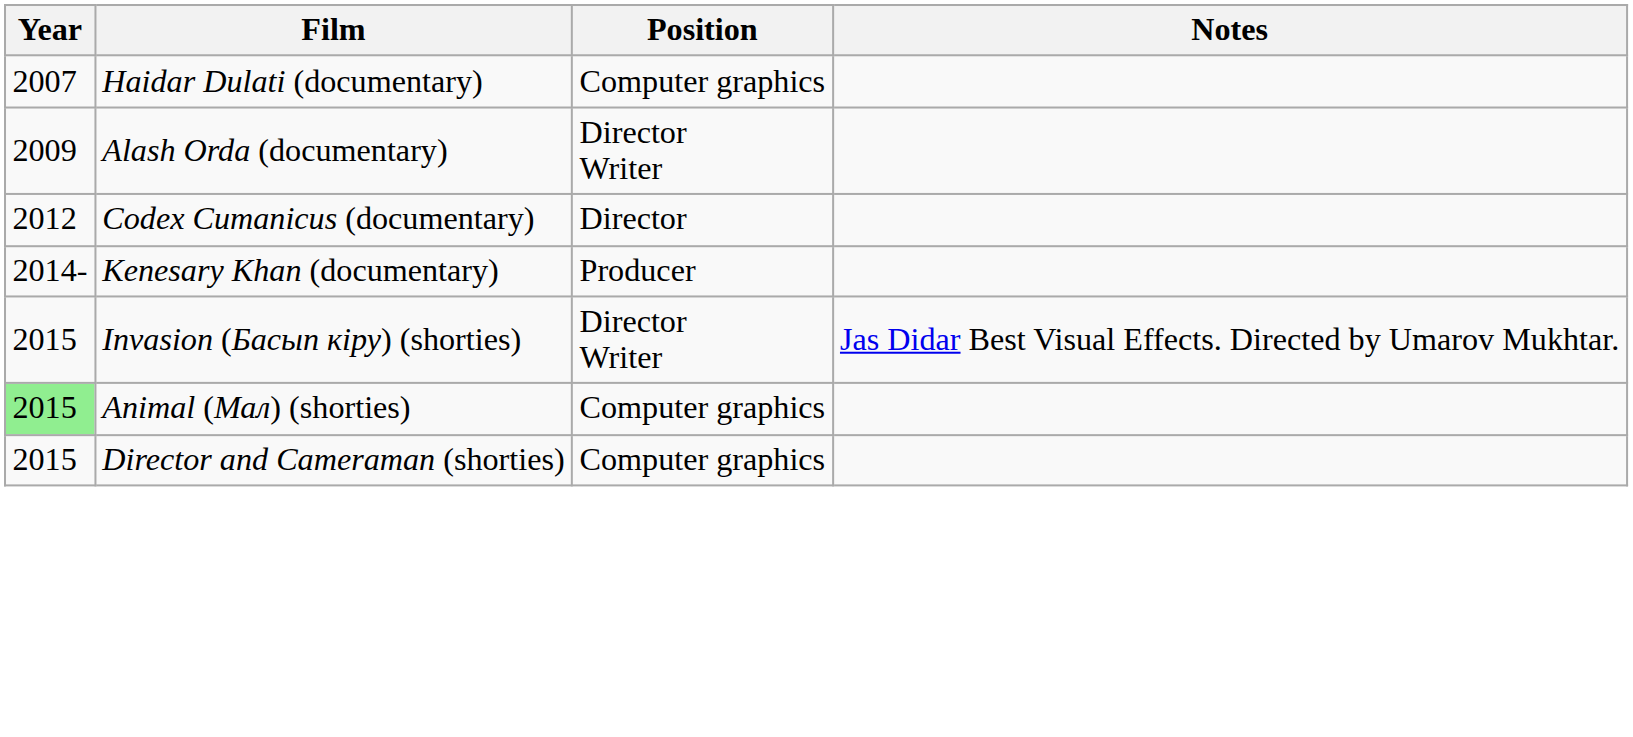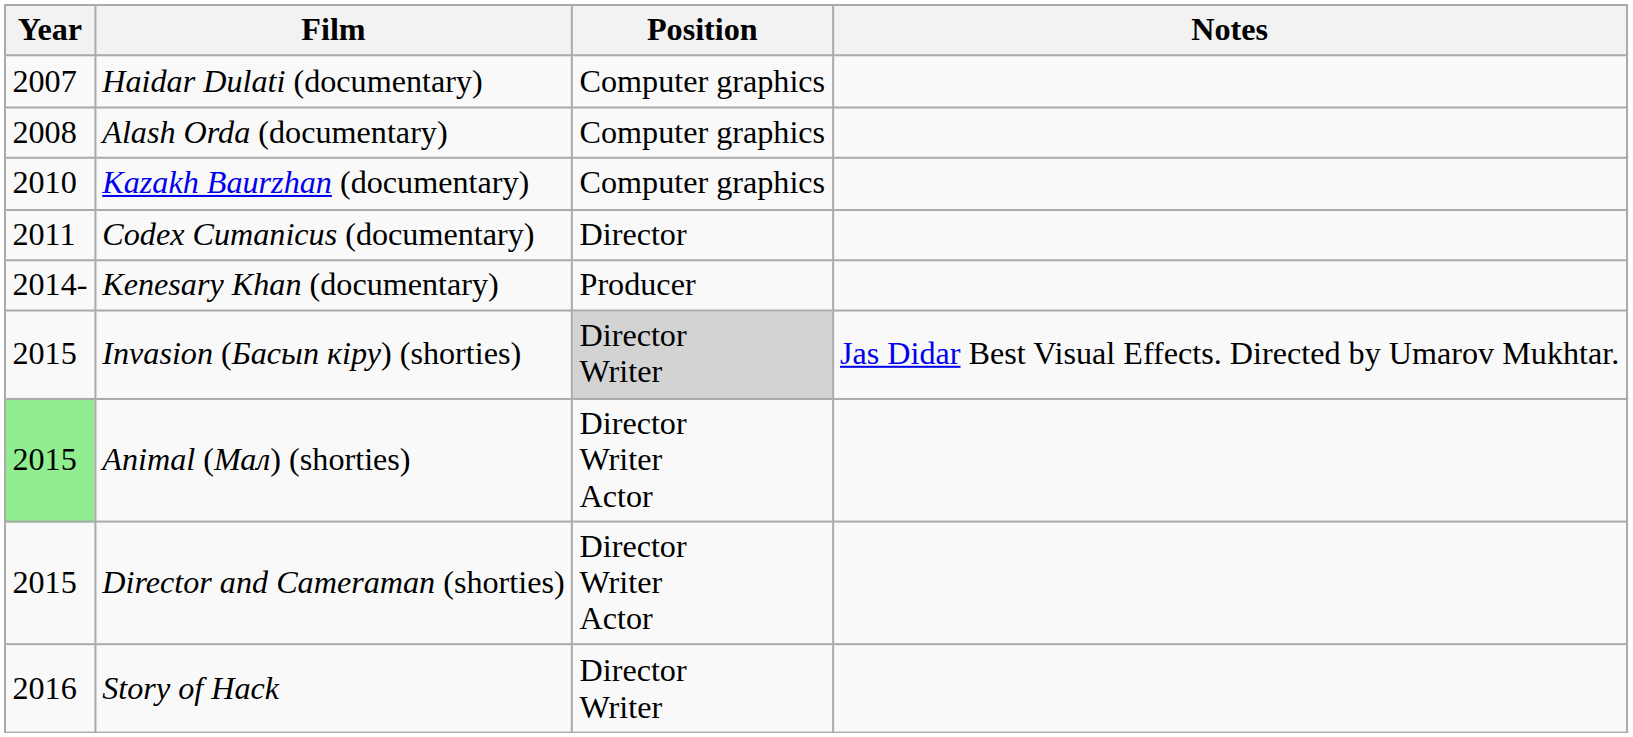(45, 150) 2009 -> (45, 132) 2008
(633, 150) Director Writer -> (702, 132) Computer graphics
+ row: (316, 183)
(45, 219) 2012 -> (44, 234) 2011
(633, 339) no background -> (633, 354) lightgrey background
(702, 408) Computer graphics -> (633, 459) Director Writer Actor
(702, 459) Computer graphics -> (633, 582) Director Writer Actor
+ row: (191, 688)
